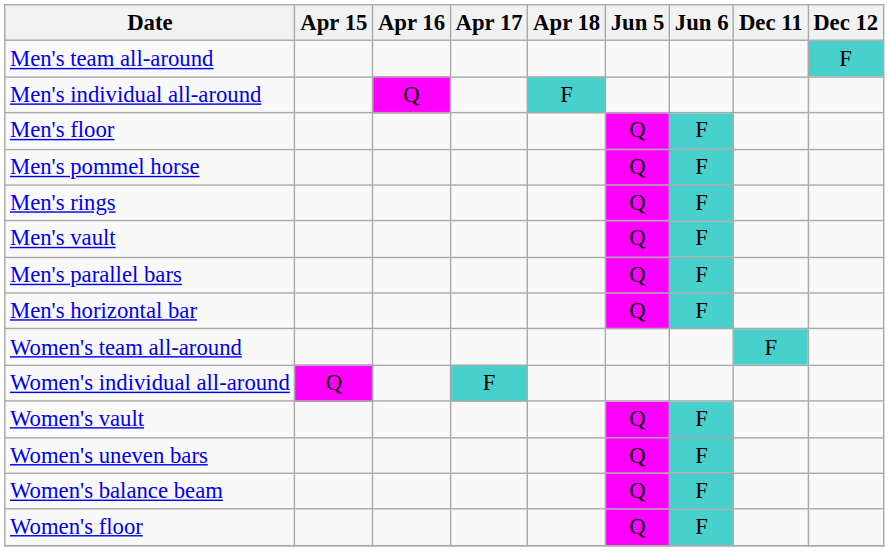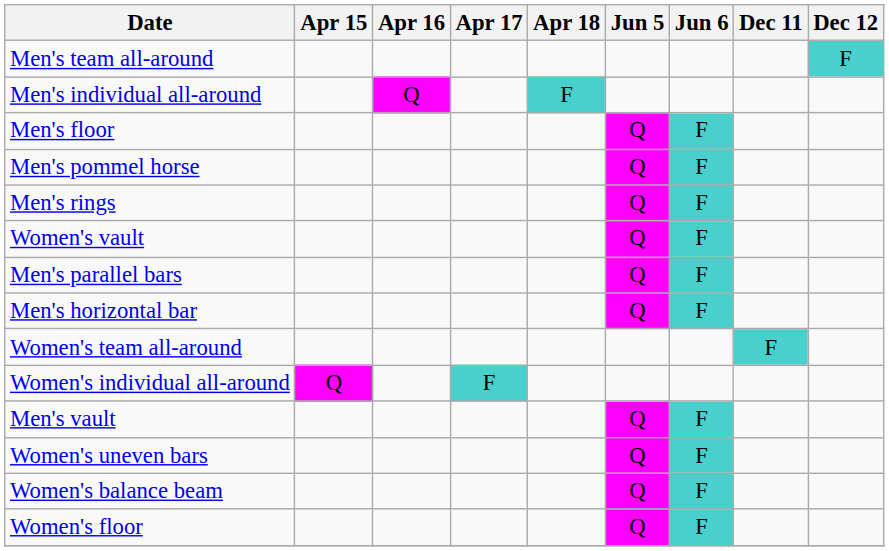rows swapped: (63, 238) <-> (77, 418)
